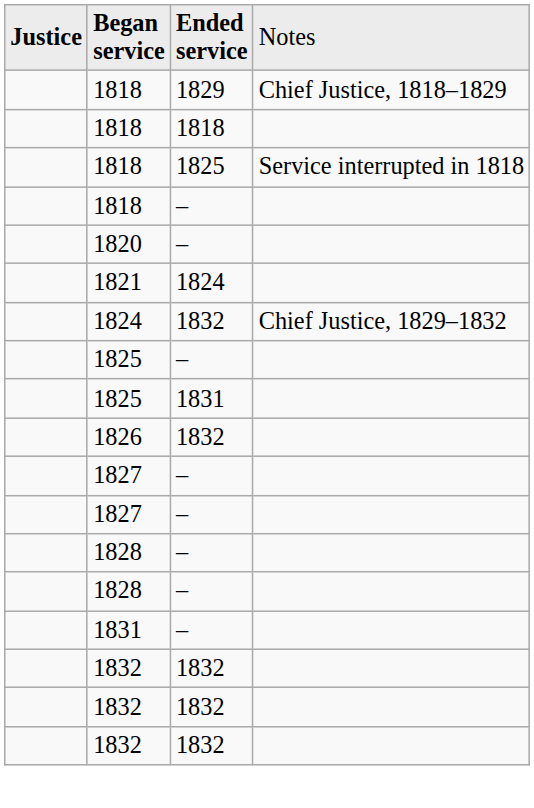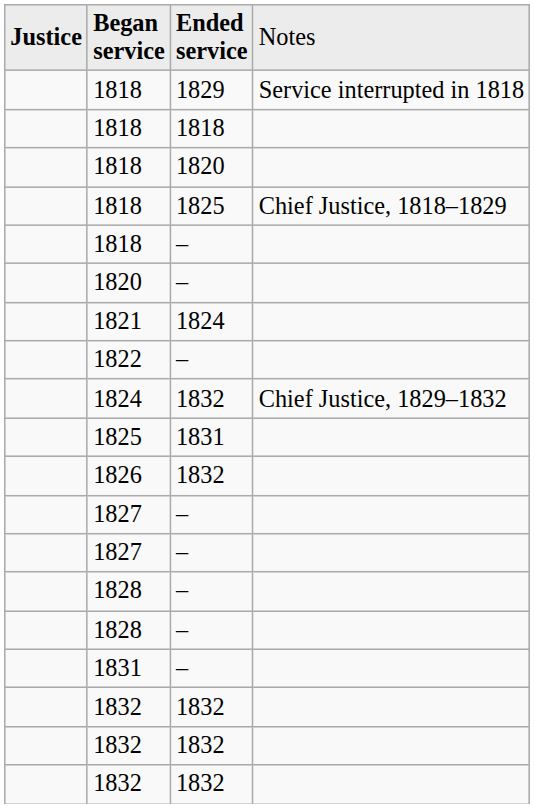(383, 89) Chief Justice, 1818–1829 -> (391, 89) Service interrupted in 1818
+ row: (118, 166)
(391, 166) Service interrupted in 1818 -> (383, 205) Chief Justice, 1818–1829
+ row: (118, 359)
- row: (118, 359)
